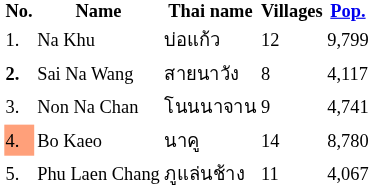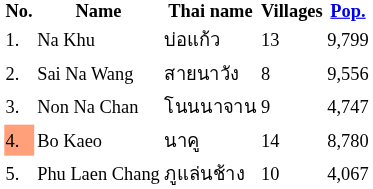(270, 40) 12 -> (270, 40) 13
(12, 73) bold -> (12, 73) normal
(348, 73) 4,117 -> (348, 73) 9,556
(348, 106) 4,741 -> (348, 106) 4,747
(270, 173) 11 -> (270, 173) 10
